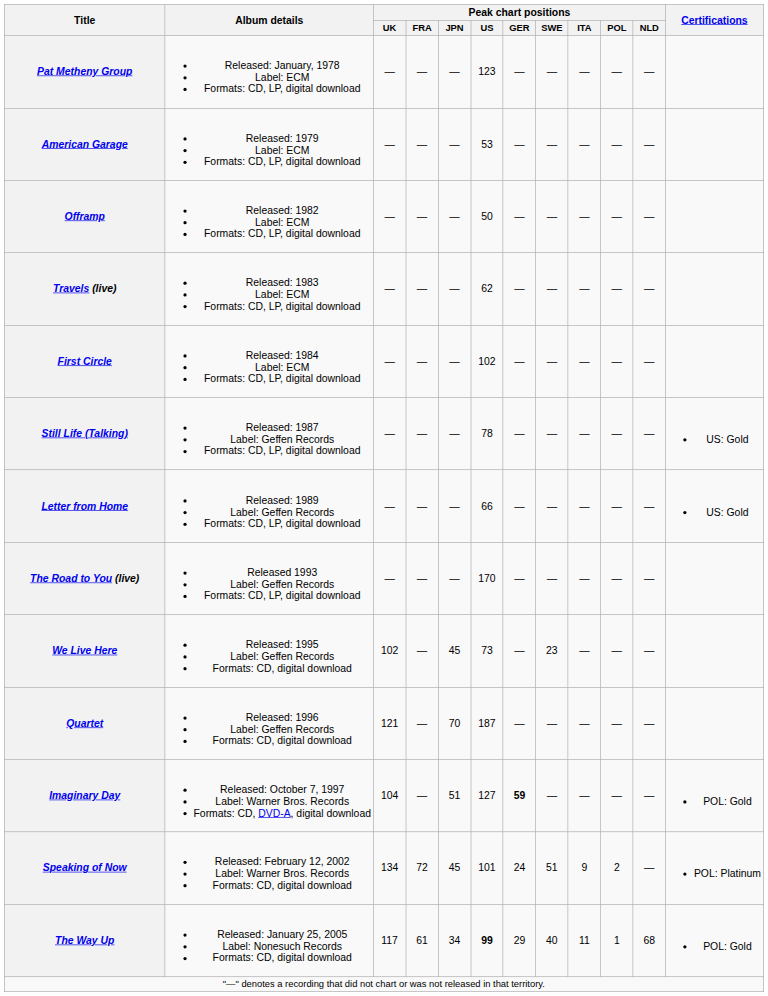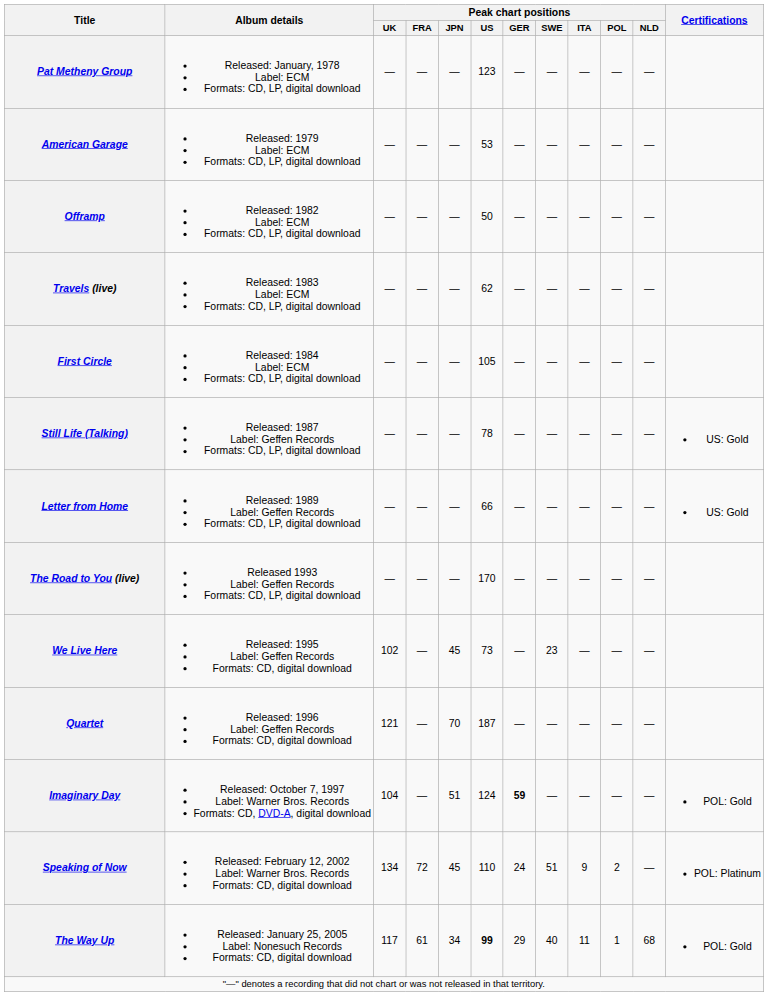(487, 361) 102 -> (487, 361) 105
(487, 795) 127 -> (487, 795) 124
(487, 868) 101 -> (487, 868) 110
